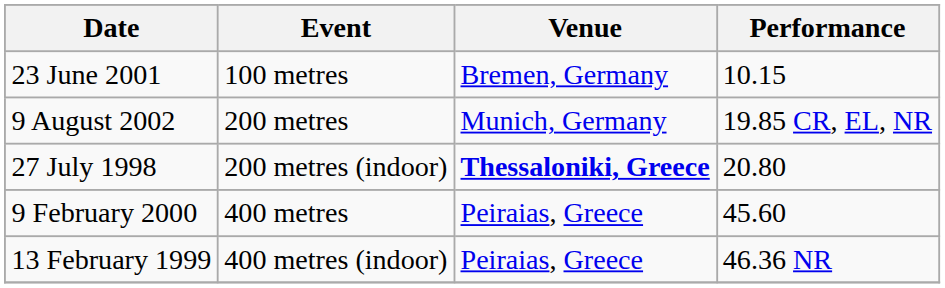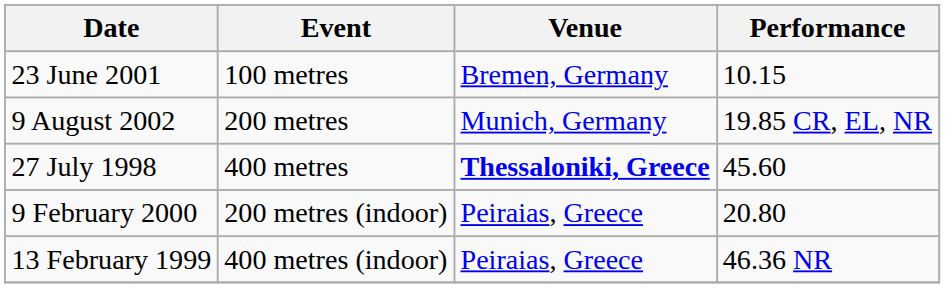(336, 166) 200 metres (indoor) -> (286, 166) 400 metres
(754, 166) 20.80 -> (754, 166) 45.60
(286, 213) 400 metres -> (336, 213) 200 metres (indoor)
(754, 213) 45.60 -> (754, 213) 20.80
